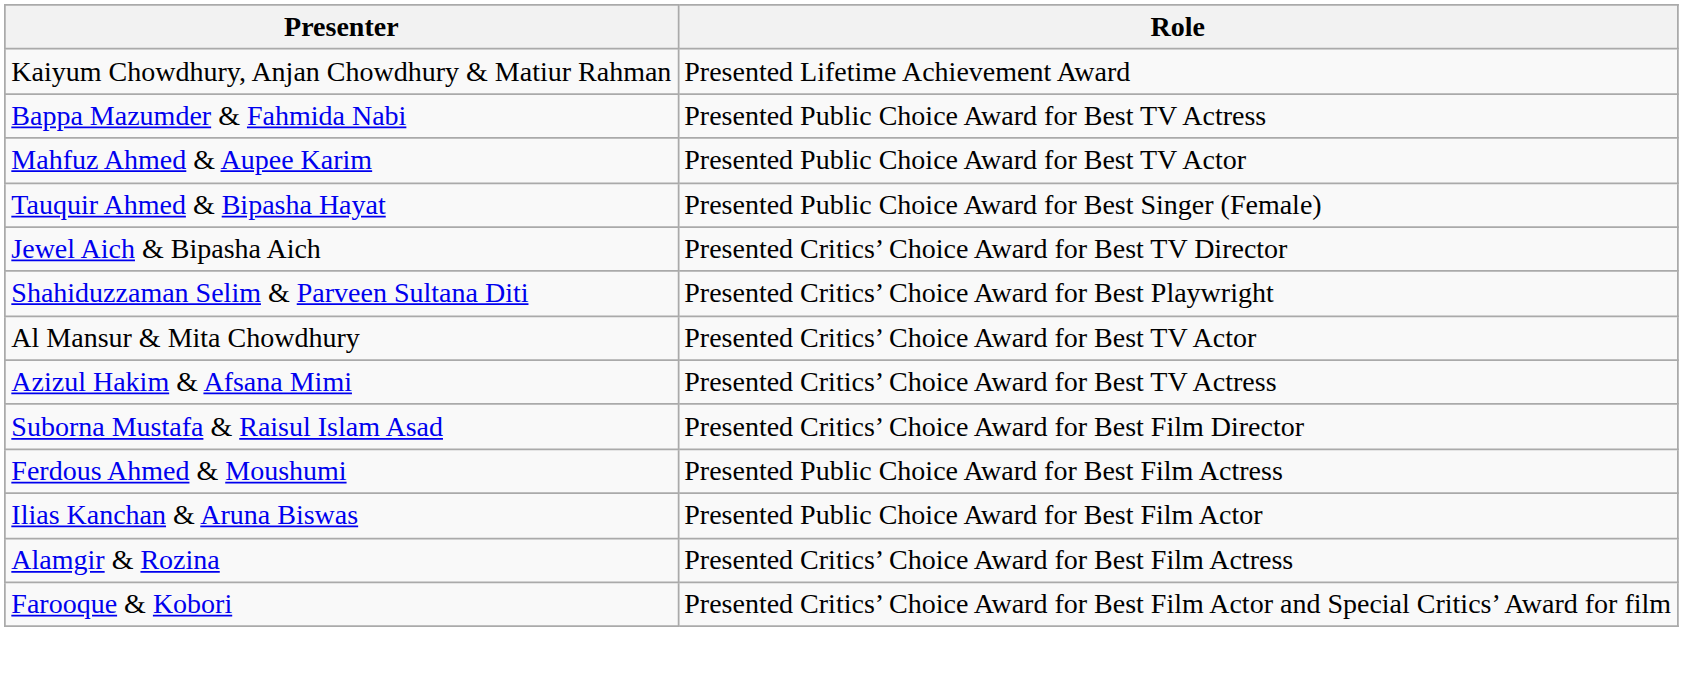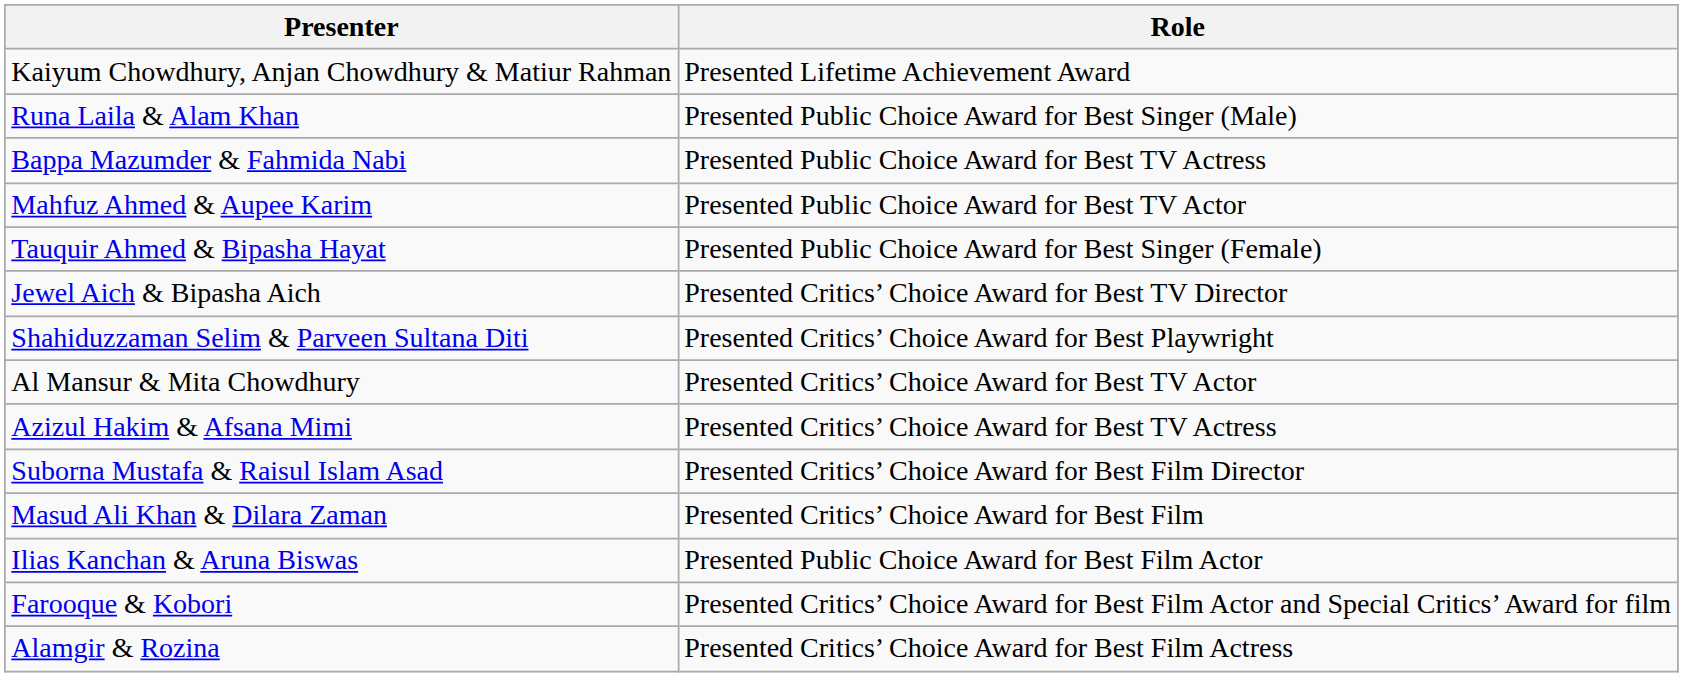+ row: (155, 115)
- row: (179, 470)
+ row: (199, 515)
rows swapped: (122, 603) <-> (116, 559)
